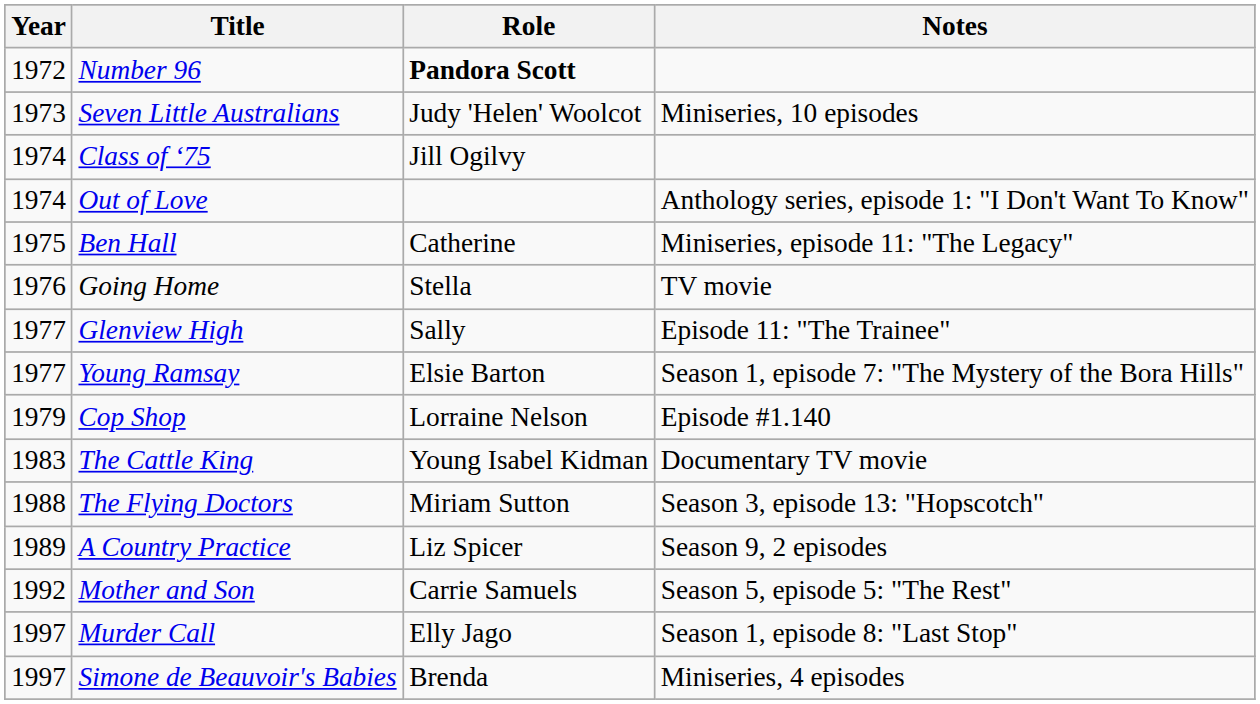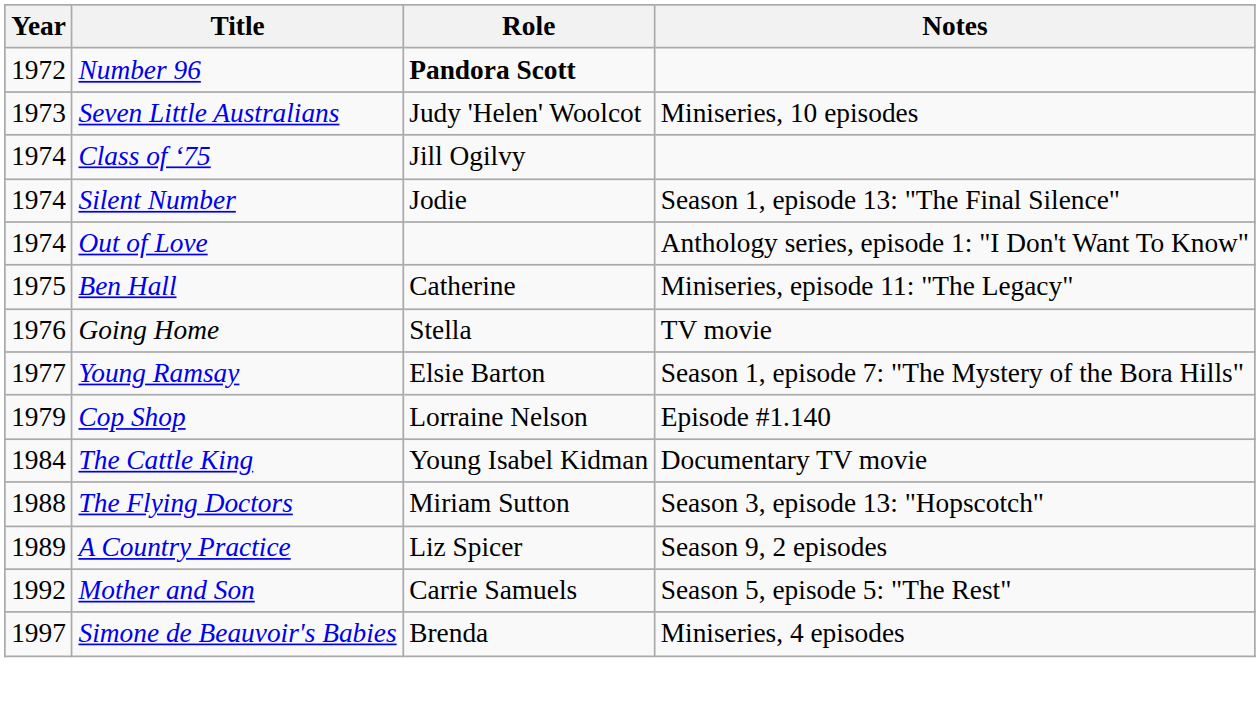+ row: (157, 199)
- row: (161, 329)
(39, 460) 1983 -> (39, 460) 1984
- row: (147, 633)
